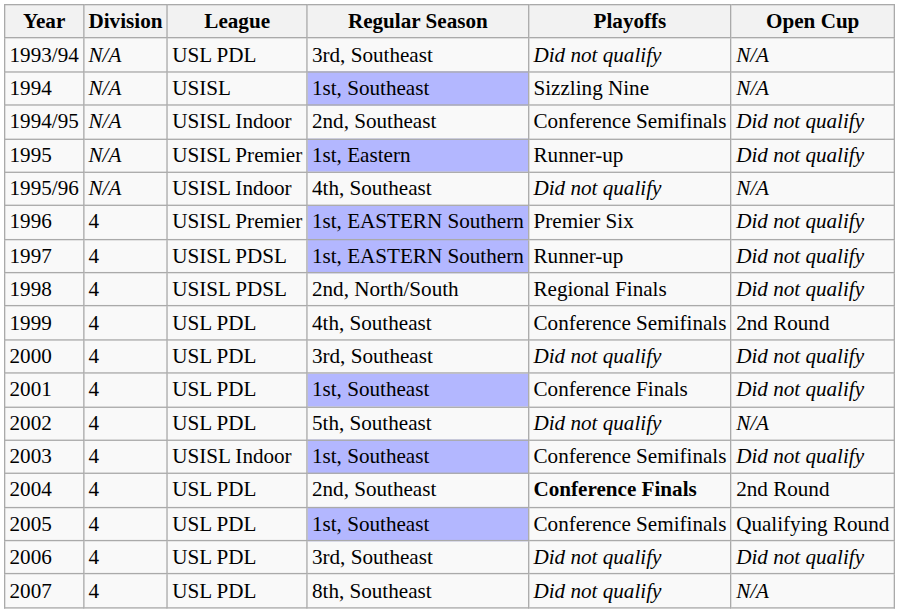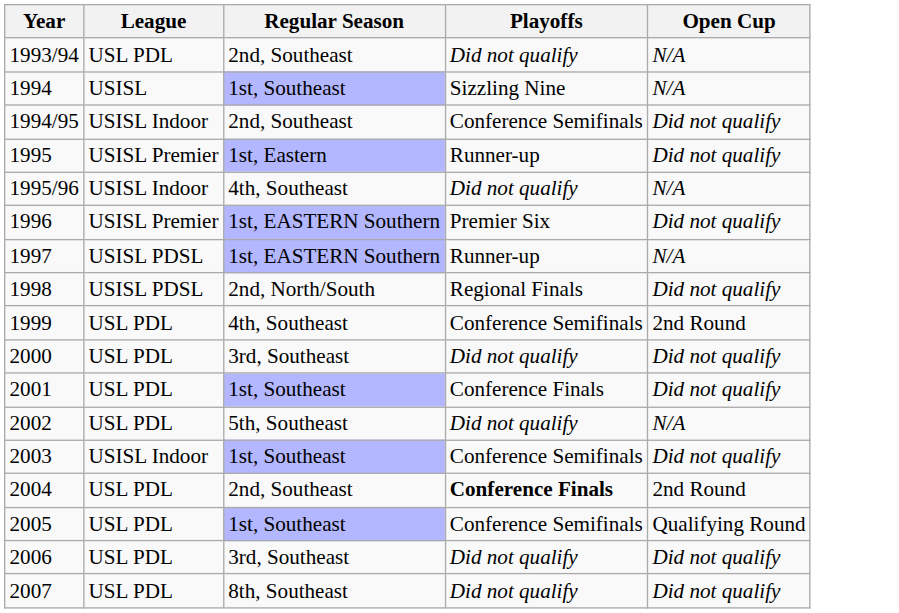- column: (125, 21)
(372, 54) 3rd, Southeast -> (290, 54) 2nd, Southeast
(800, 255) Did not qualify -> (669, 255) N/A
(753, 590) N/A -> (716, 590) Did not qualify
